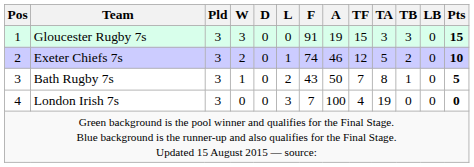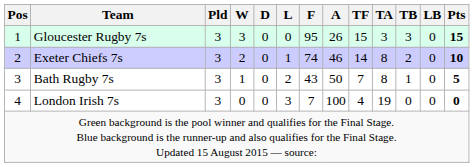(311, 36) 91 -> (311, 36) 95
(336, 36) 19 -> (336, 36) 26
(361, 57) 12 -> (361, 57) 14
(384, 57) 5 -> (384, 57) 8
